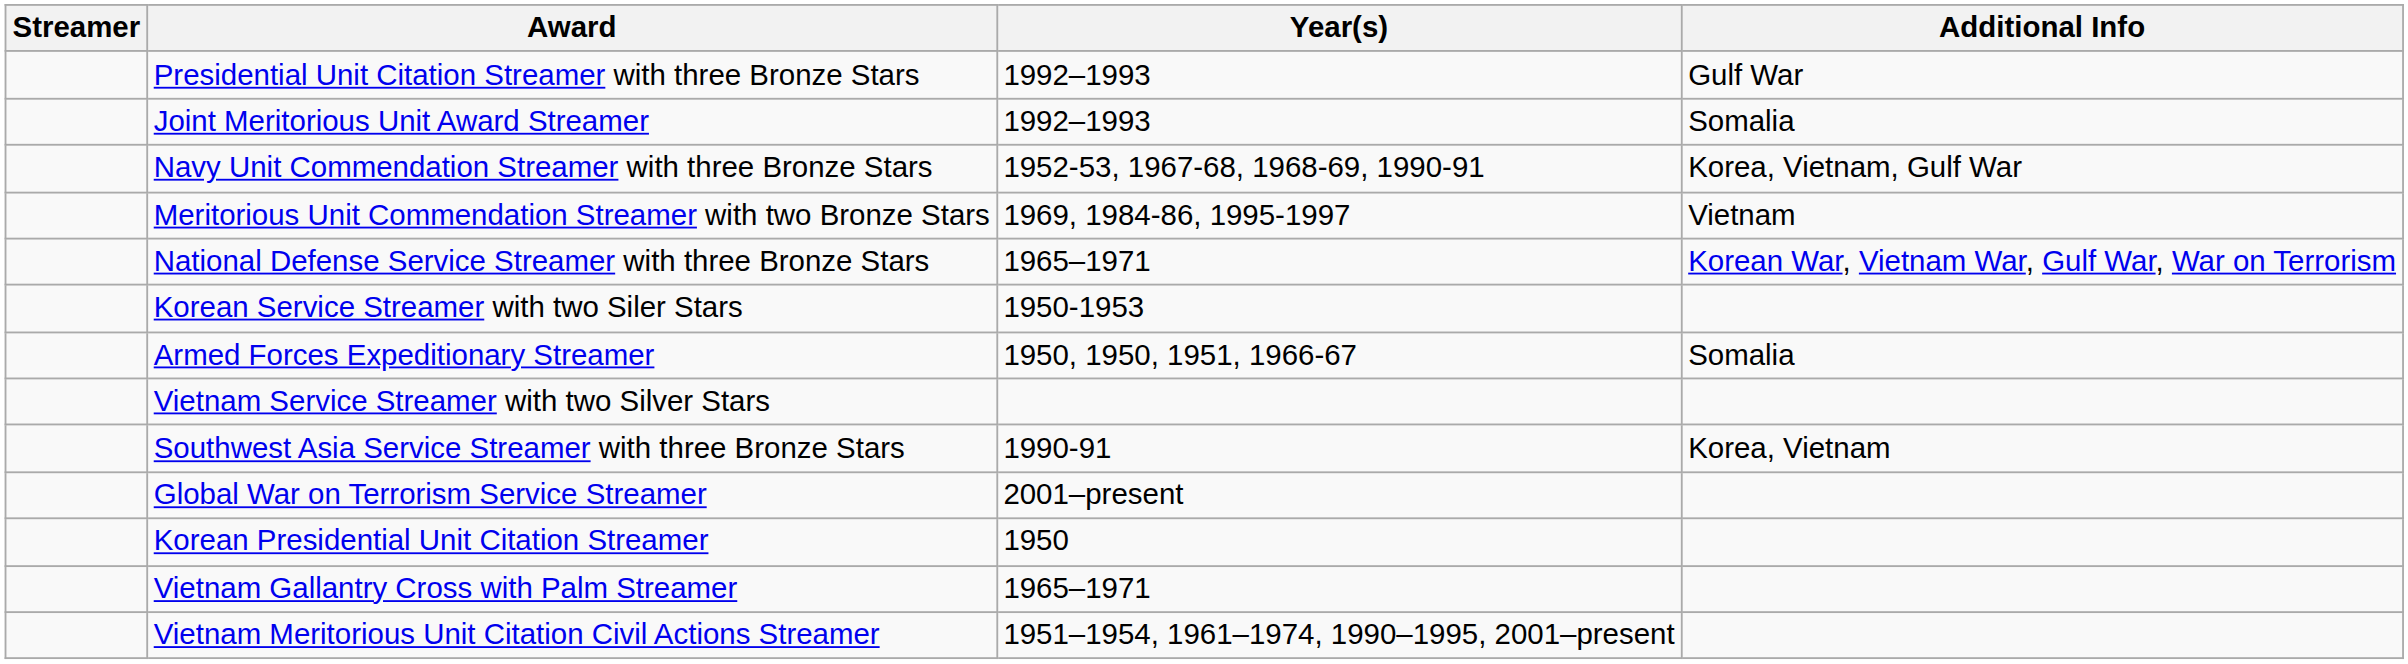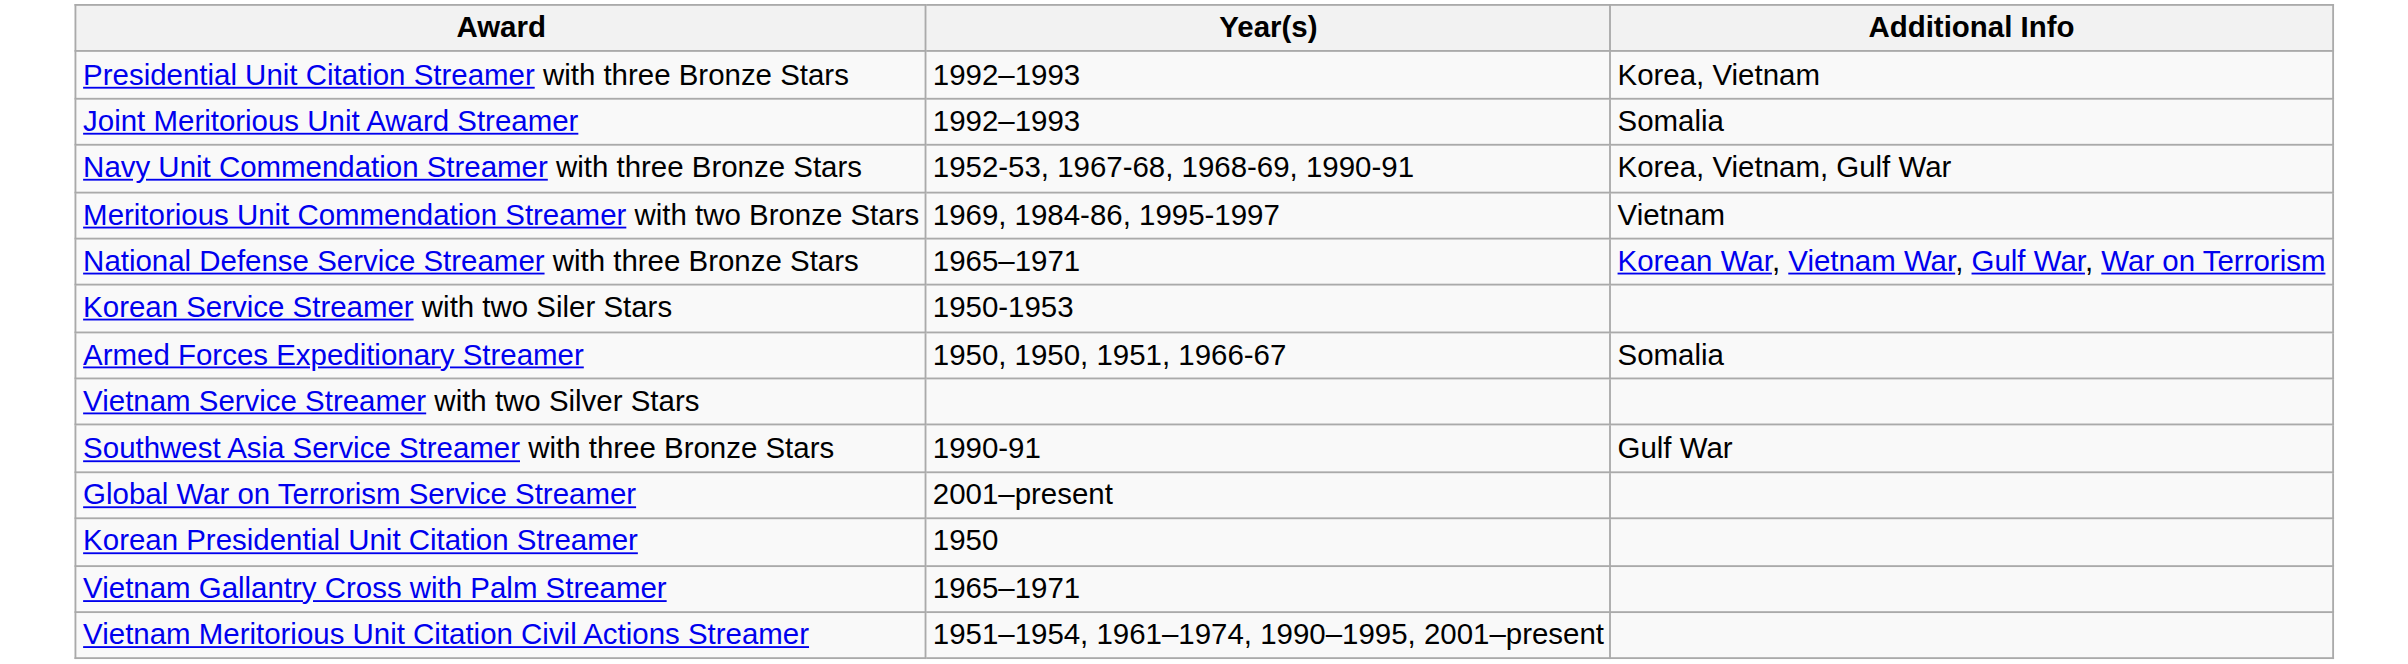- column: (76, 27)
(1746, 74) Gulf War -> (1719, 74) Korea, Vietnam
(1789, 448) Korea, Vietnam -> (1675, 448) Gulf War
